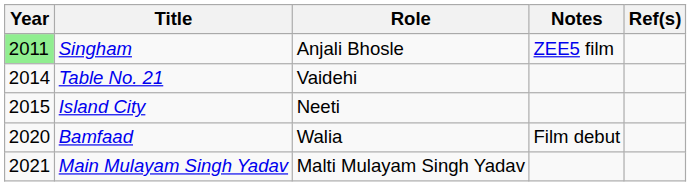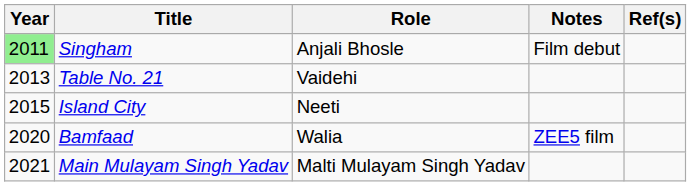(574, 48) ZEE5 film -> (577, 48) Film debut
(30, 78) 2014 -> (30, 78) 2013
(577, 136) Film debut -> (574, 136) ZEE5 film
